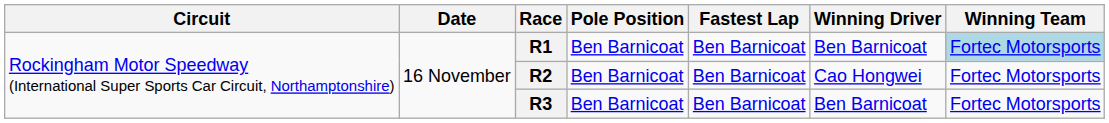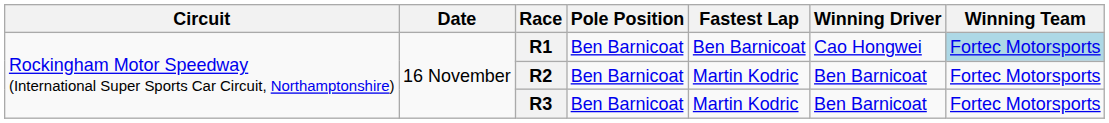(870, 47) Ben Barnicoat -> (868, 47) Cao Hongwei
(749, 75) Ben Barnicoat -> (746, 75) Martin Kodric
(868, 75) Cao Hongwei -> (870, 75) Ben Barnicoat
(749, 103) Ben Barnicoat -> (746, 103) Martin Kodric
